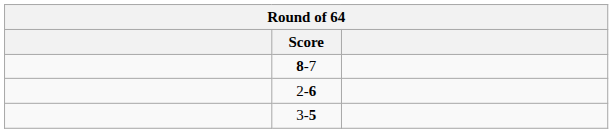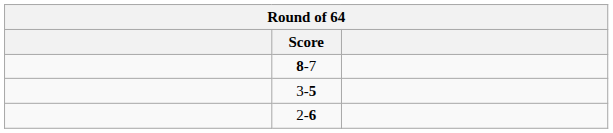rows swapped: (306, 116) <-> (306, 91)
